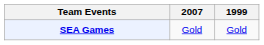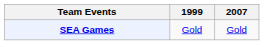columns swapped: (237, 12) <-> (192, 12)
